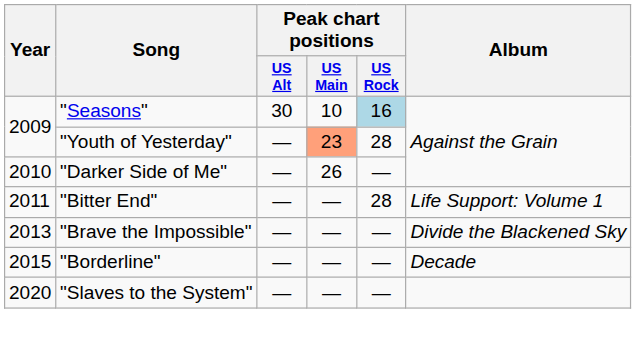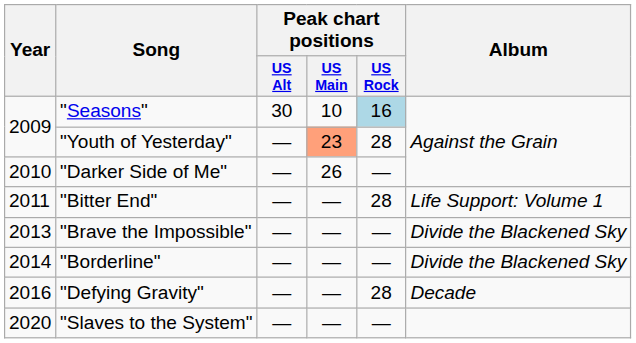(30, 262) 2015 -> (30, 262) 2014
(443, 262) Decade -> (518, 262) Divide the Blackened Sky
+ row: (132, 292)
